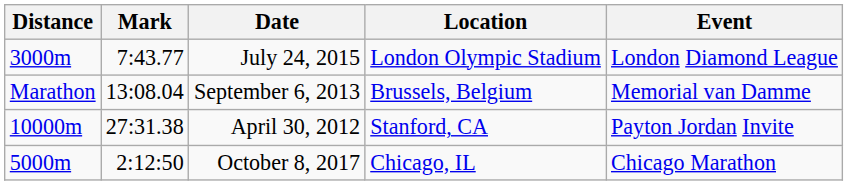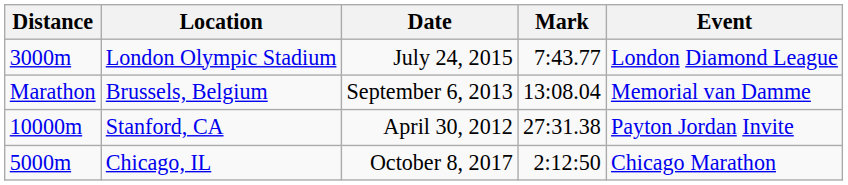columns swapped: (145, 22) <-> (486, 22)
